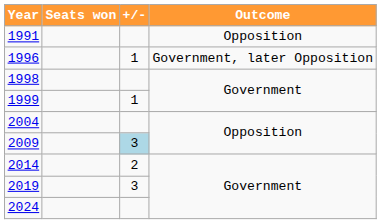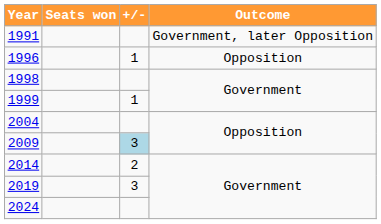(263, 37) Opposition -> (263, 37) Government, later Opposition
(263, 58) Government, later Opposition -> (263, 58) Opposition
